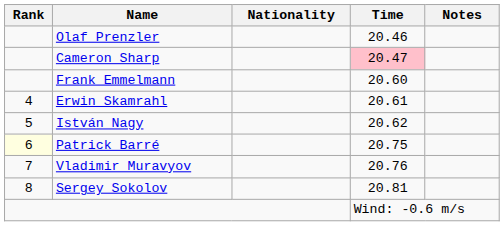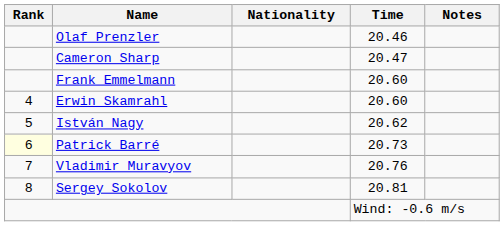(388, 59) pink background -> (388, 59) no background
(388, 102) 20.61 -> (388, 102) 20.60
(388, 145) 20.75 -> (388, 145) 20.73
